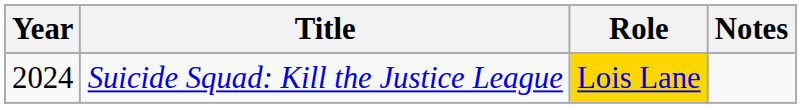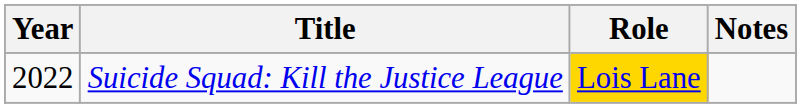(43, 77) 2024 -> (43, 77) 2022
